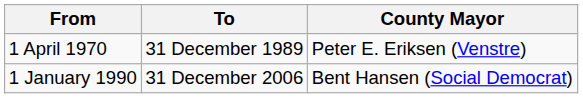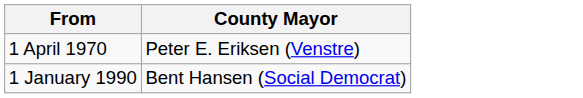- column: (224, 19)
